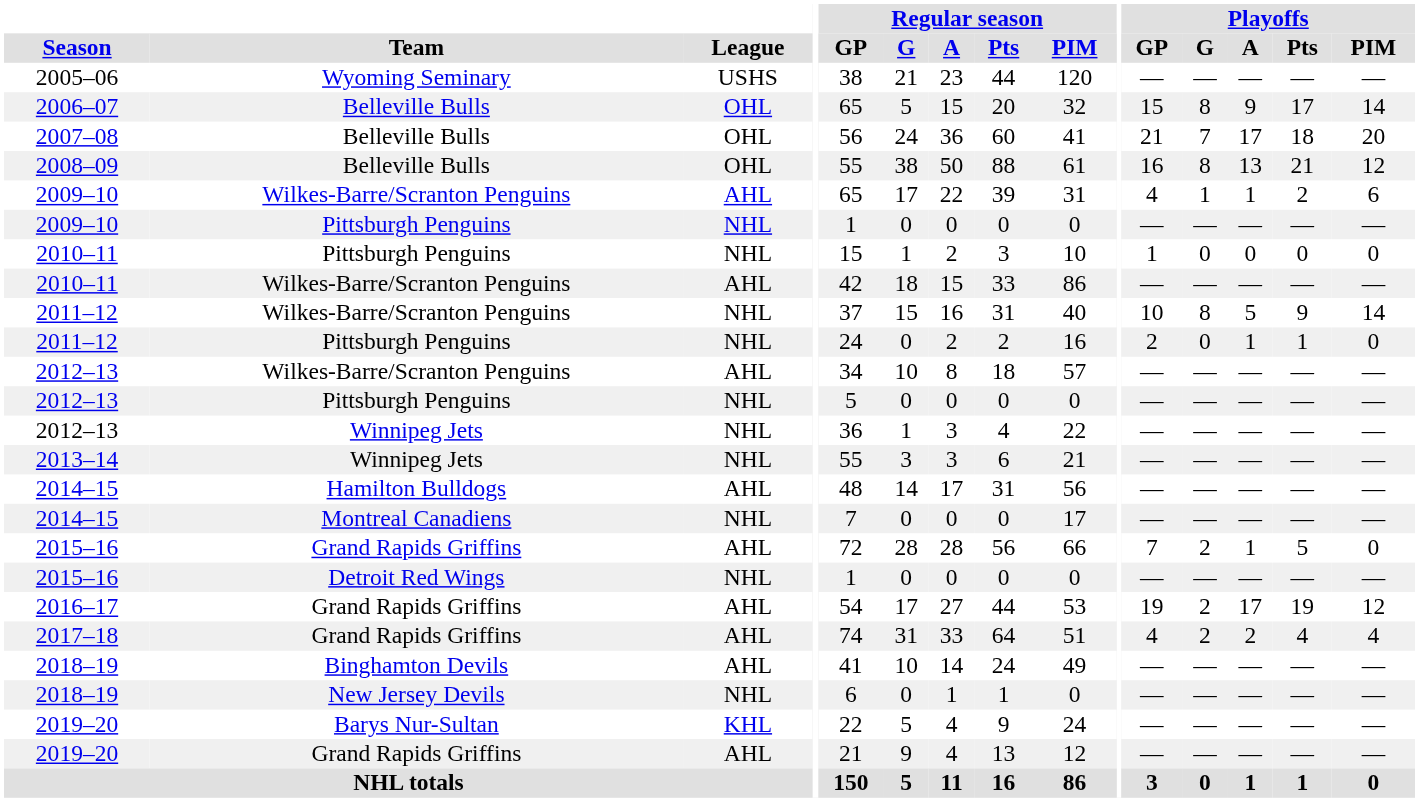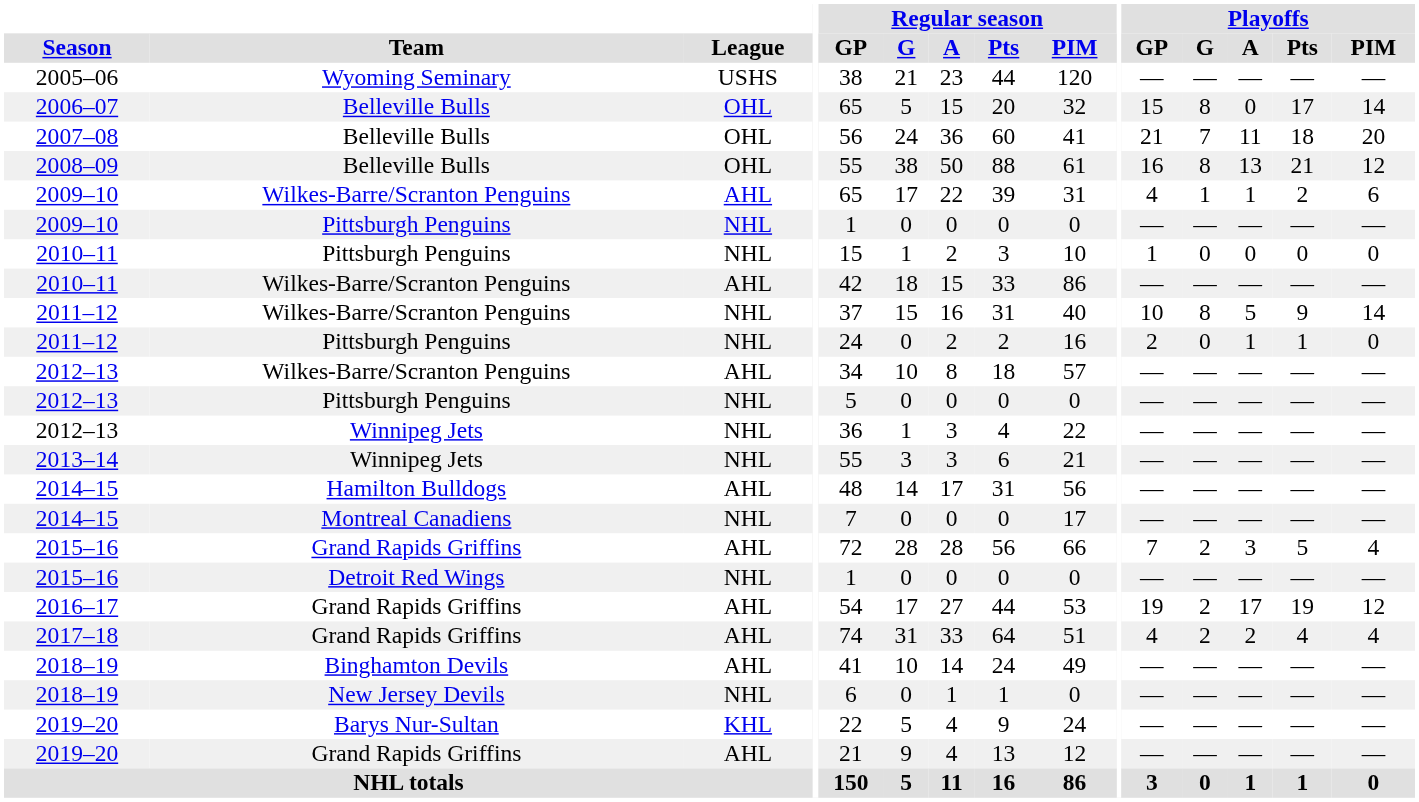(1250, 106) 9 -> (1250, 106) 0
(1250, 136) 17 -> (1250, 136) 11
(1250, 547) 1 -> (1250, 547) 3
(1373, 547) 0 -> (1373, 547) 4
